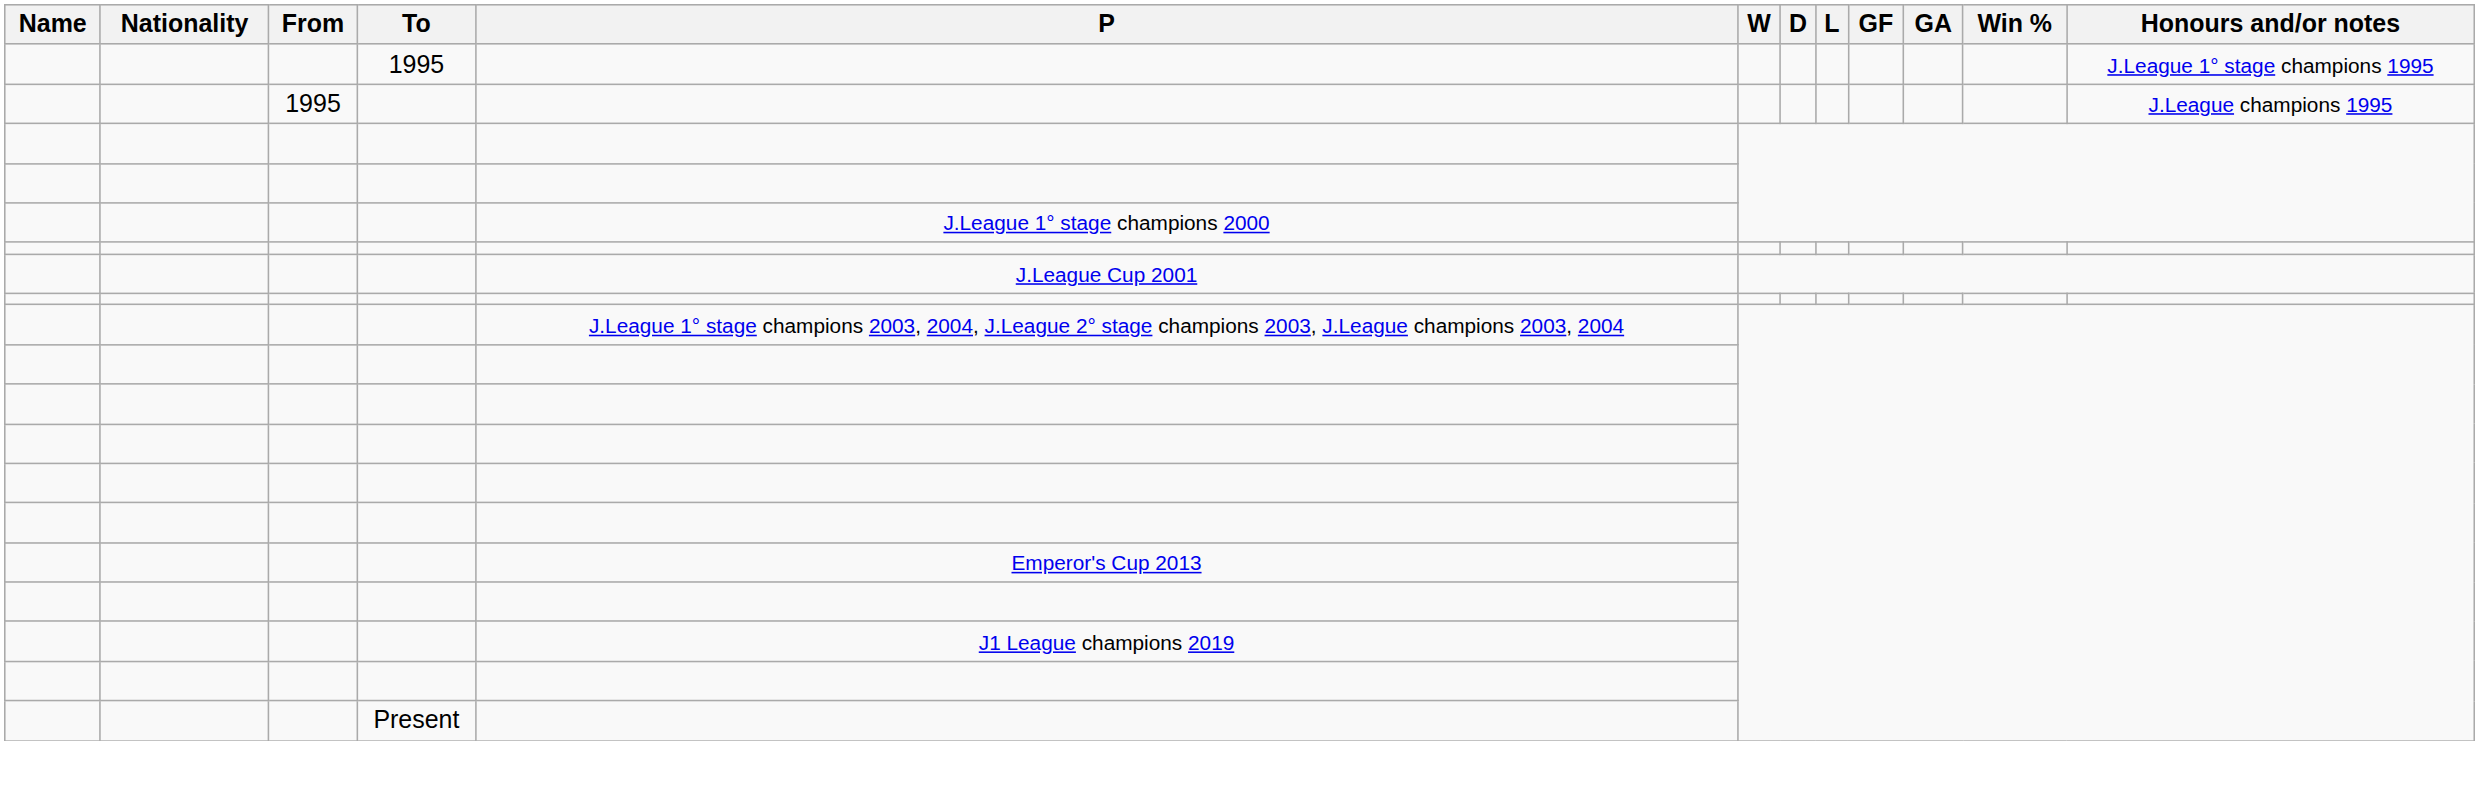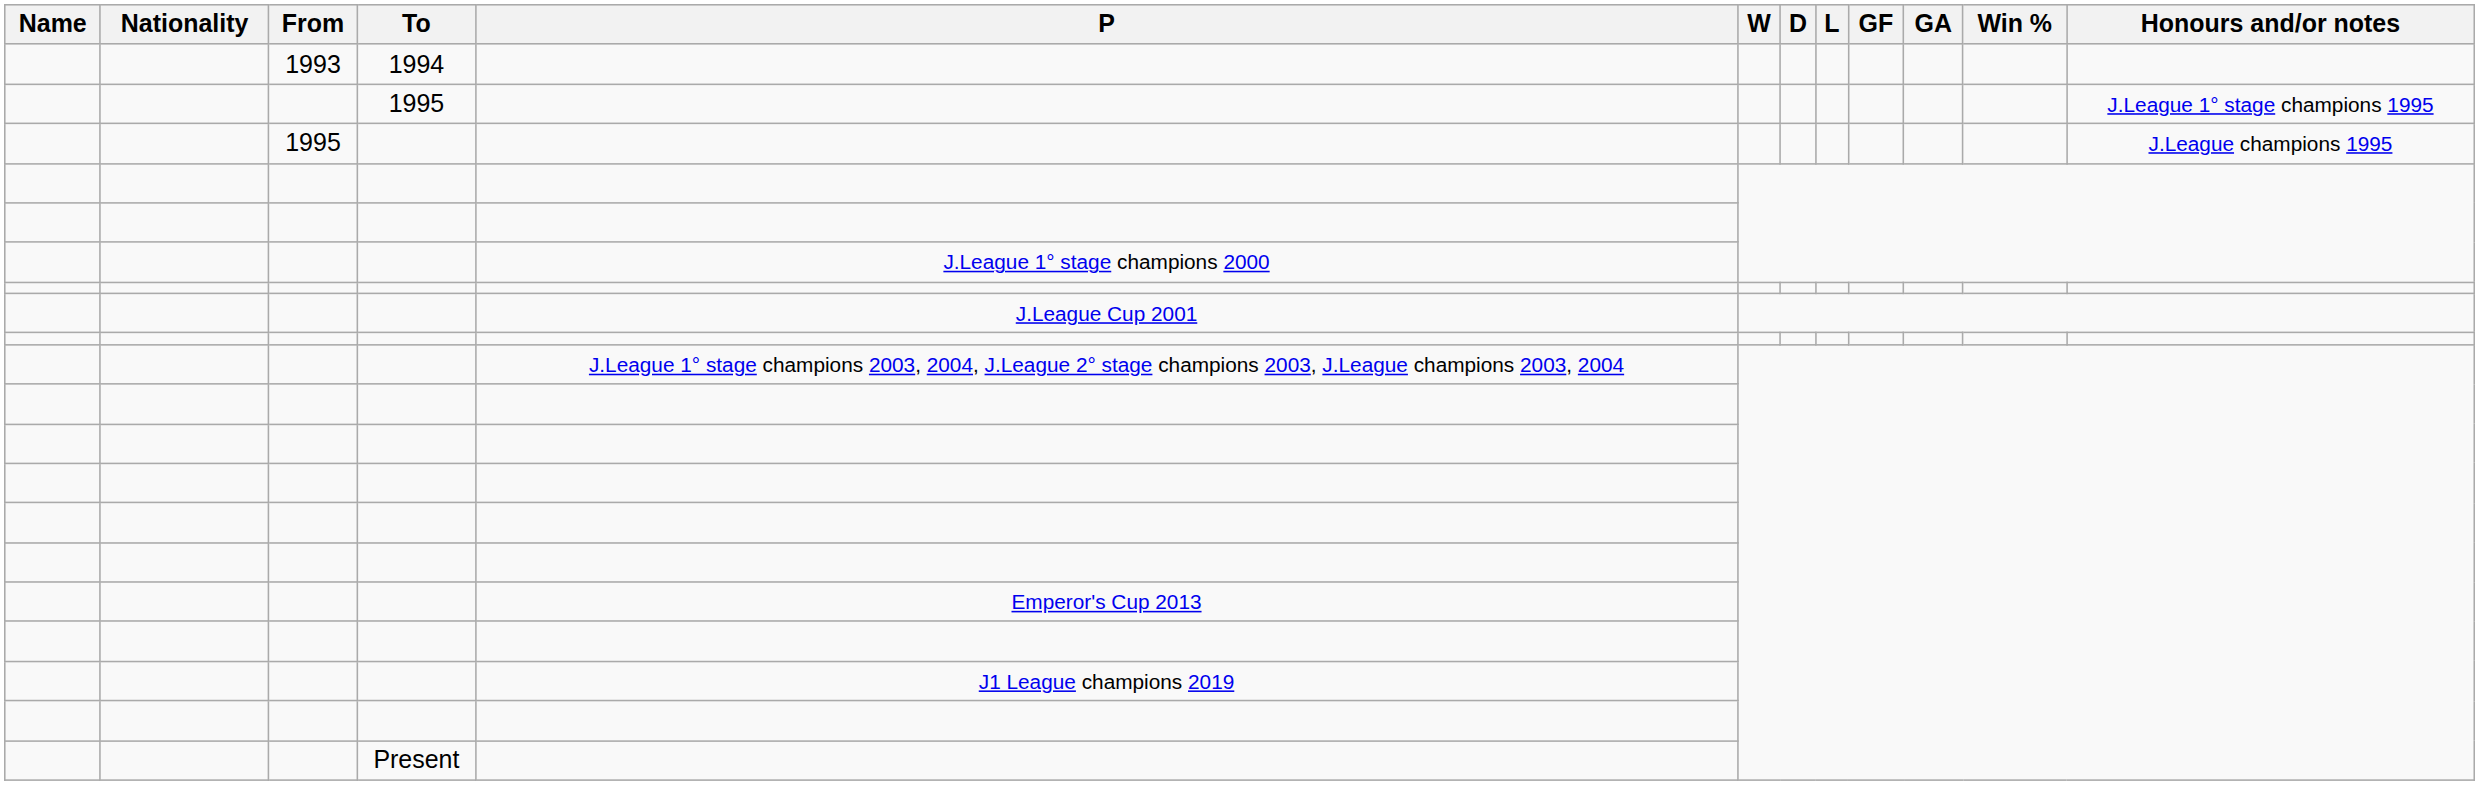+ row: (313, 63)
